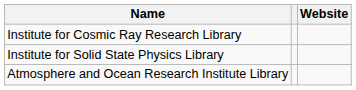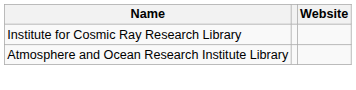- row: (116, 54)
